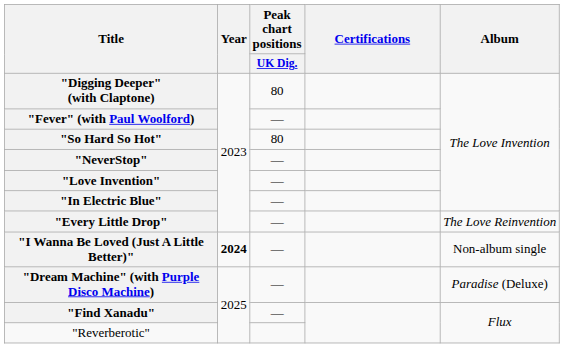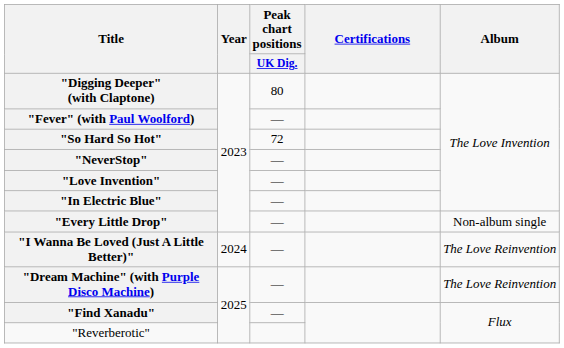(277, 139) 80 -> (277, 139) 72
(500, 221) The Love Reinvention -> (500, 221) Non-album single
(234, 249) bold -> (234, 249) normal
(500, 249) Non-album single -> (500, 249) The Love Reinvention
(500, 284) Paradise (Deluxe) -> (500, 284) The Love Reinvention
